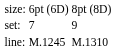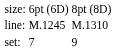rows swapped: (12, 25) <-> (15, 42)
